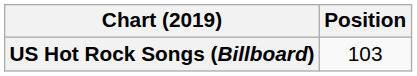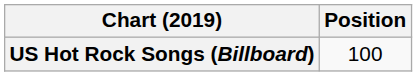(365, 53) 103 -> (365, 53) 100
